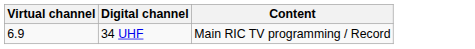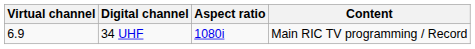+ column: (230, 14)
